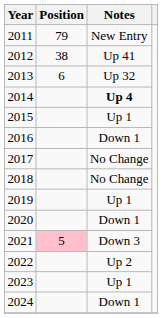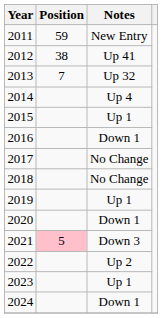(62, 35) 79 -> (62, 35) 59
(62, 76) 6 -> (62, 76) 7
(119, 96) bold -> (119, 96) normal
